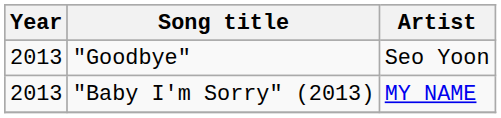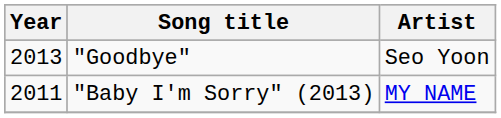(36, 94) 2013 -> (36, 94) 2011
